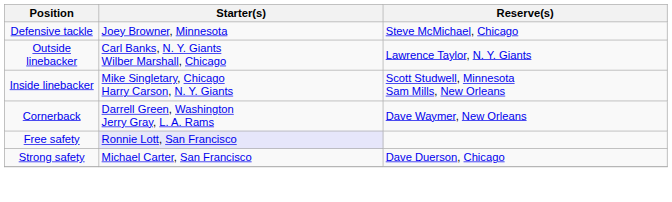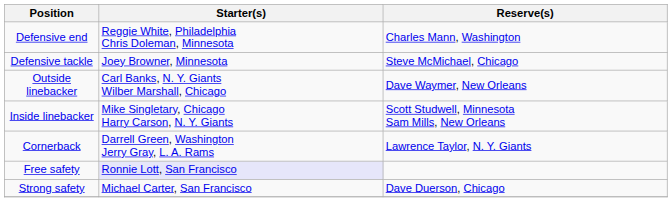+ row: (52, 37)
(459, 55) Lawrence Taylor, N. Y. Giants -> (456, 85) Dave Waymer, New Orleans
(456, 115) Dave Waymer, New Orleans -> (459, 146) Lawrence Taylor, N. Y. Giants
